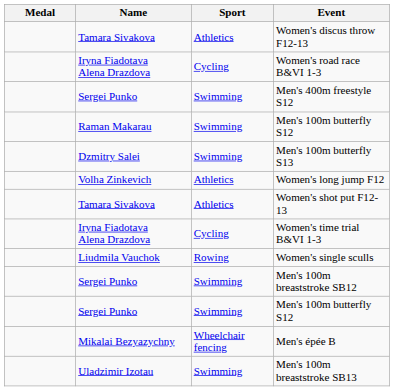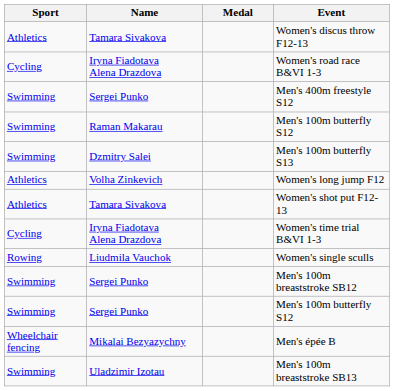columns swapped: (40, 13) <-> (232, 13)
